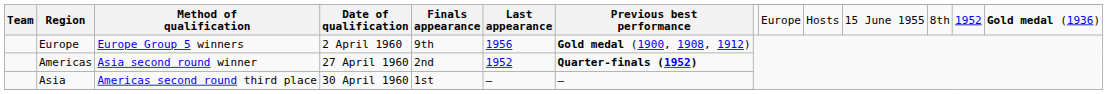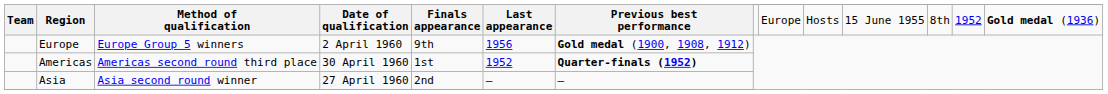(177, 62) Asia second round winner -> (207, 62) Americas second round third place
(365, 62) 27 April 1960 -> (365, 62) 30 April 1960
(424, 62) 2nd -> (424, 62) 1st
(207, 80) Americas second round third place -> (177, 80) Asia second round winner
(365, 80) 30 April 1960 -> (365, 80) 27 April 1960
(424, 80) 1st -> (424, 80) 2nd
